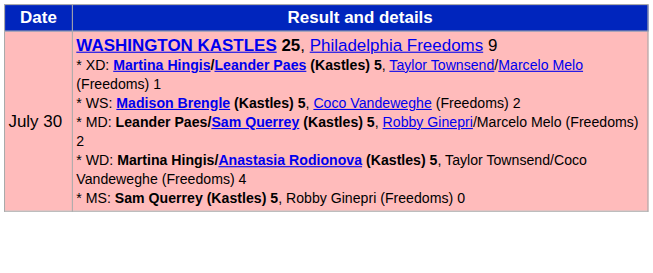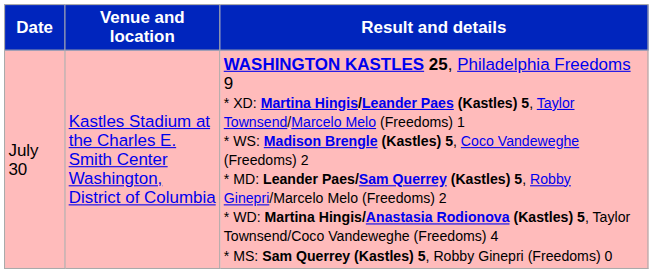+ column: (142, 27)
